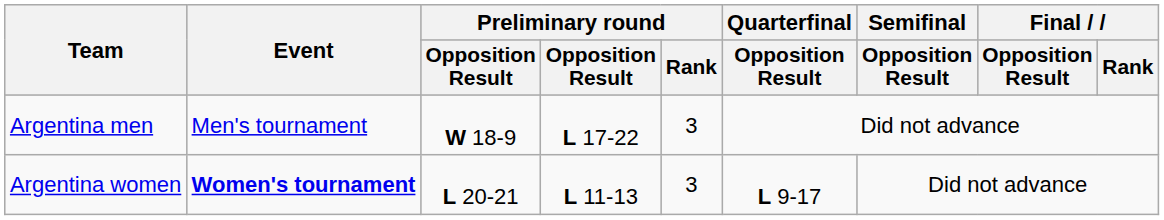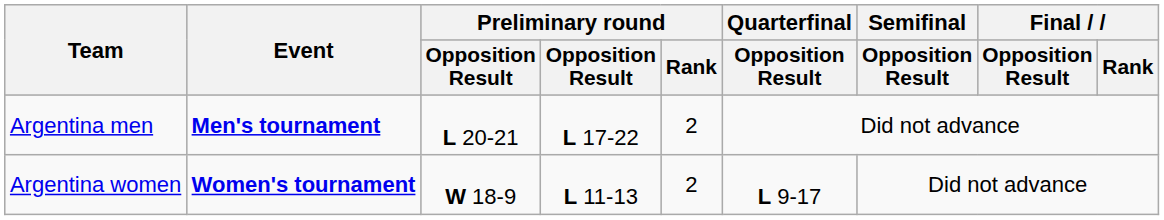(279, 125) normal -> (286, 125) bold
(481, 138) W 18-9 -> (481, 138) L 20-21
(691, 125) 3 -> (691, 125) 2
(481, 197) L 20-21 -> (481, 197) W 18-9
(691, 185) 3 -> (691, 185) 2
